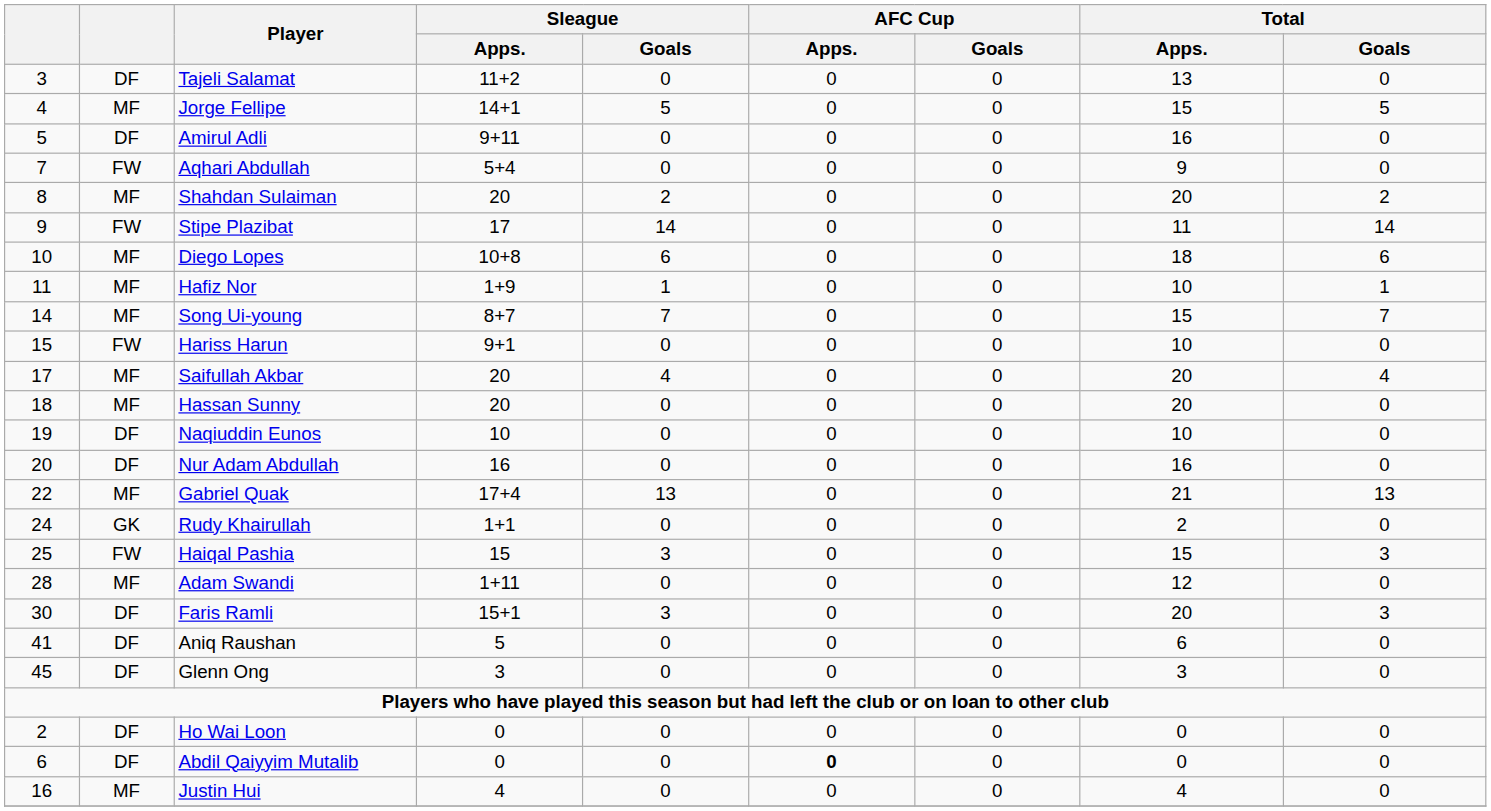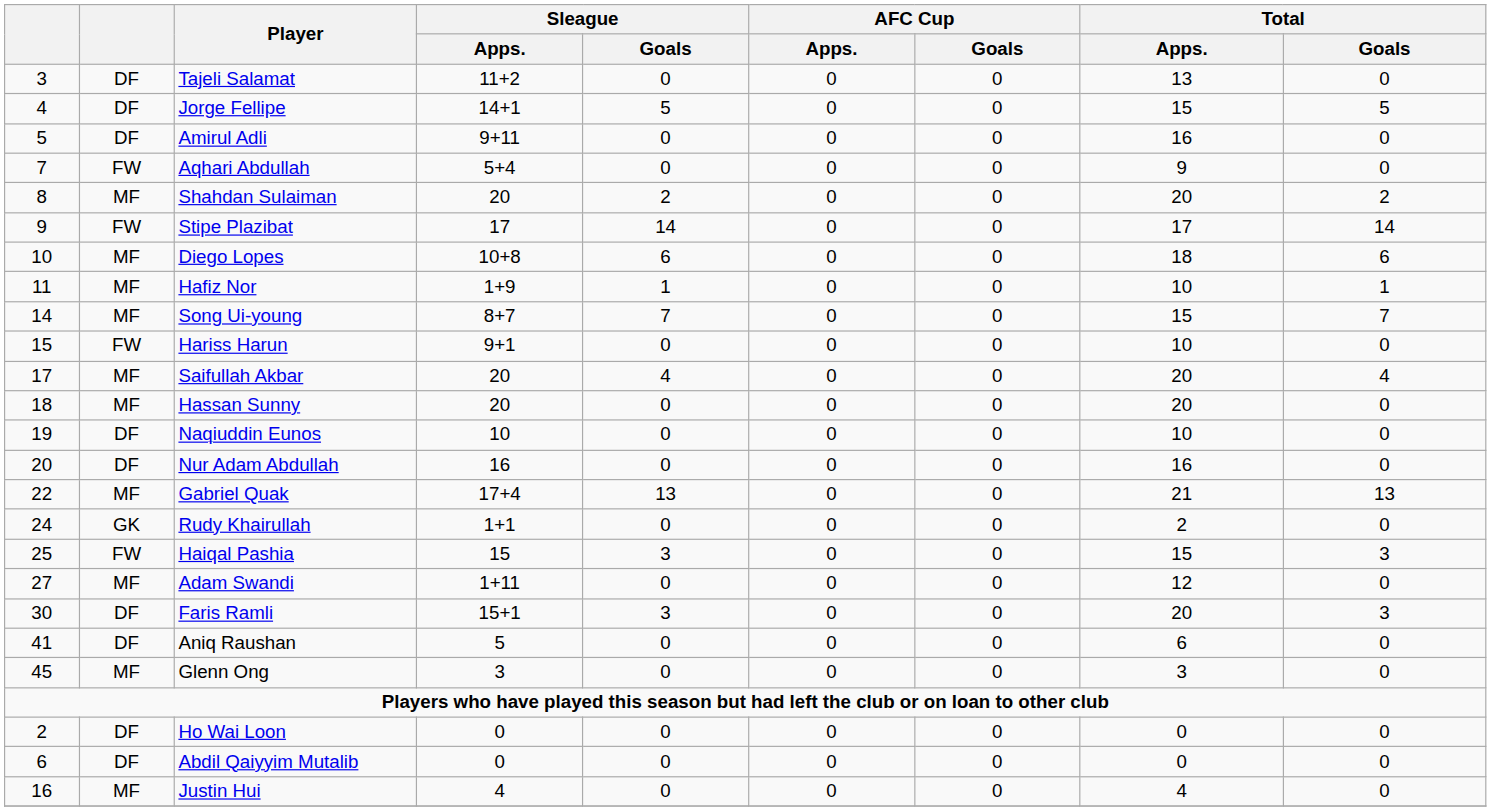(126, 108) MF -> (126, 108) DF
(1182, 227) 11 -> (1182, 227) 17
(42, 583) 28 -> (42, 583) 27
(126, 672) DF -> (126, 672) MF
(831, 761) bold -> (831, 761) normal
